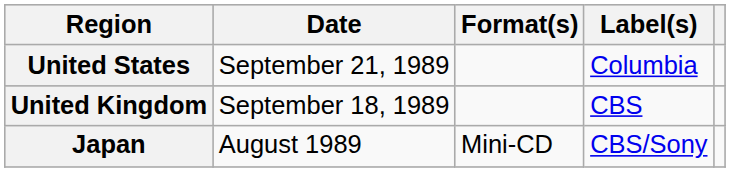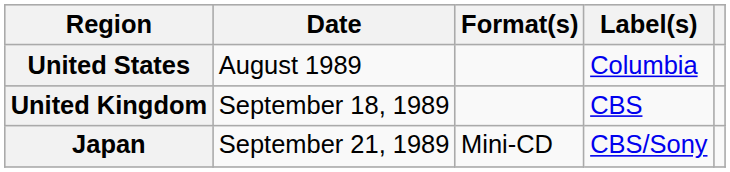(334, 65) September 21, 1989 -> (290, 65) August 1989
(290, 145) August 1989 -> (334, 145) September 21, 1989
